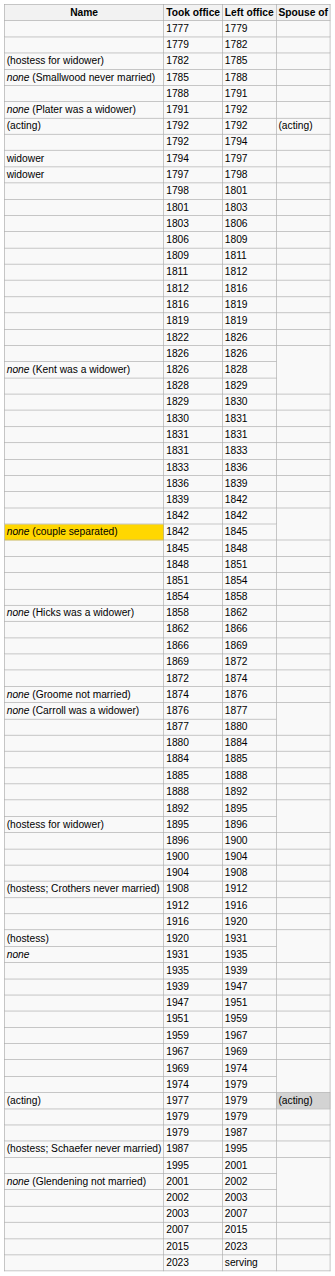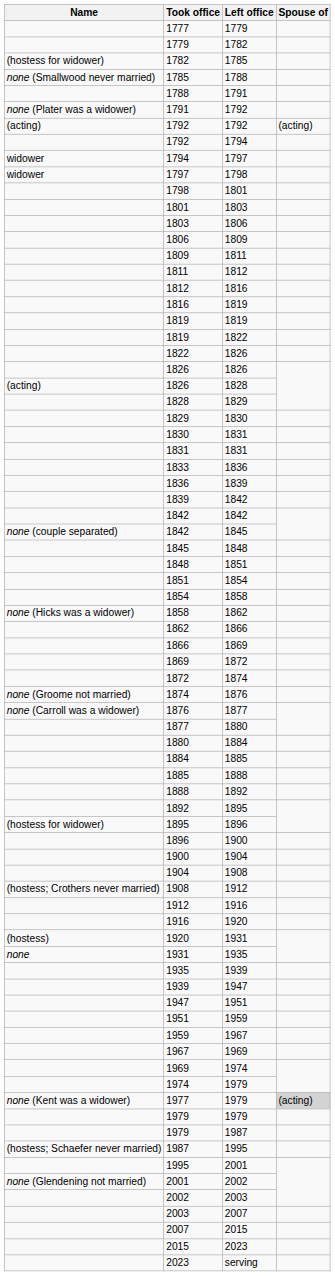+ row: (178, 337)
(68, 369) none (Kent was a widower) -> (24, 386) (acting)
- row: (178, 451)
(62, 532) gold background -> (62, 532) no background
(24, 1100) (acting) -> (68, 1100) none (Kent was a widower)
